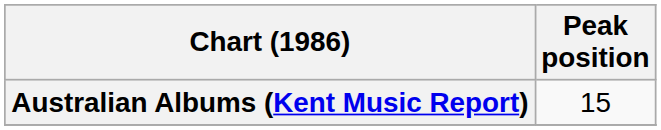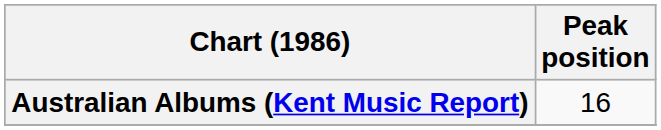(595, 102) 15 -> (595, 102) 16
